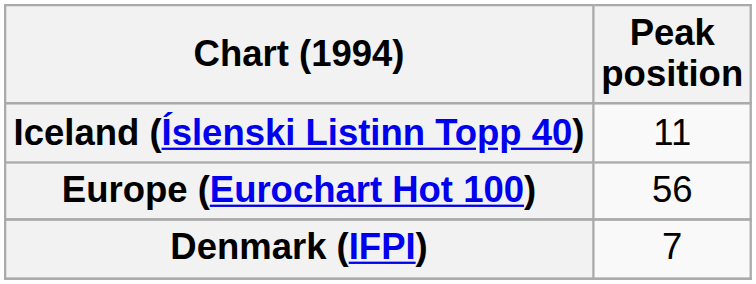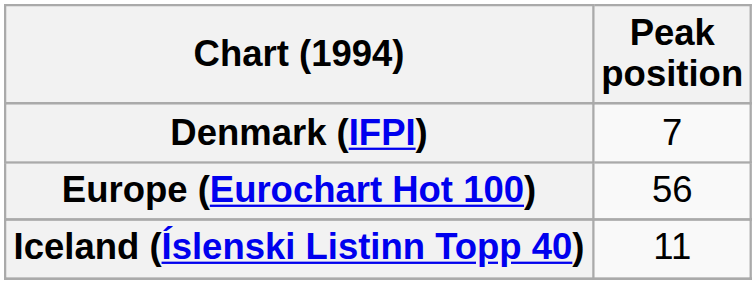rows swapped: (299, 248) <-> (299, 132)
